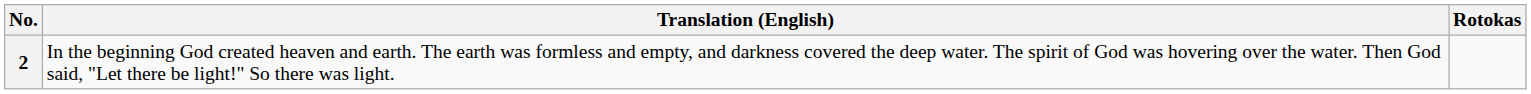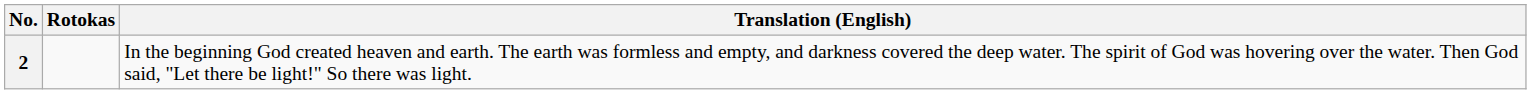columns swapped: (1487, 19) <-> (745, 19)
